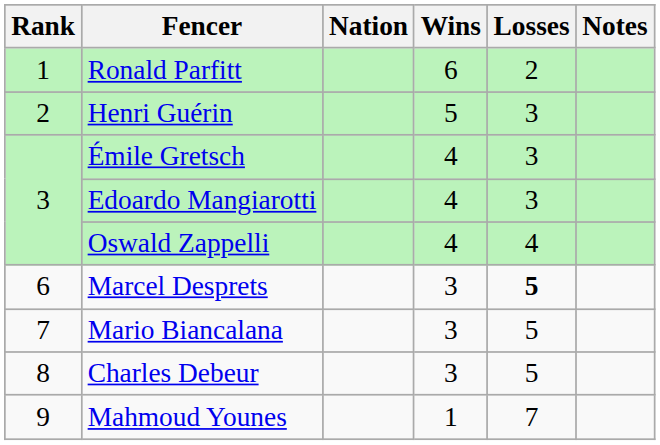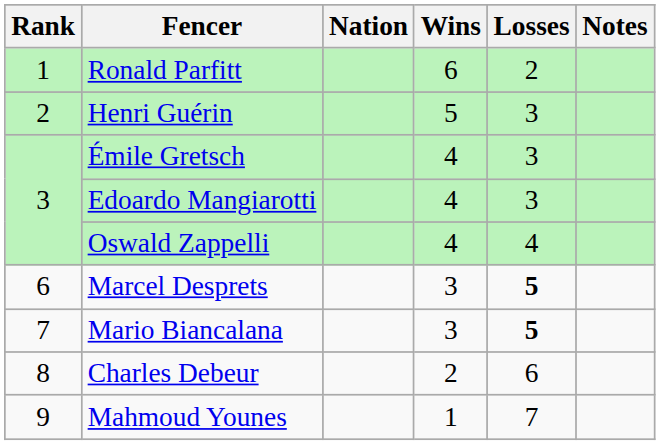(532, 329) normal -> (532, 329) bold
(451, 373) 3 -> (451, 373) 2
(532, 373) 5 -> (532, 373) 6
